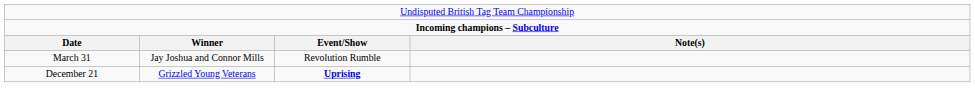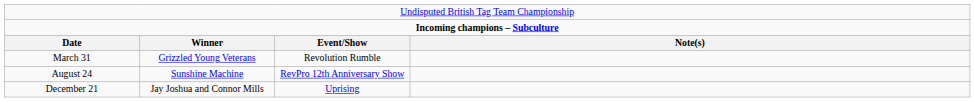(207, 58) Jay Joshua and Connor Mills -> (207, 58) Grizzled Young Veterans
+ row: (72, 74)
(207, 74) Grizzled Young Veterans -> (207, 89) Jay Joshua and Connor Mills
(342, 74) bold -> (342, 89) normal
